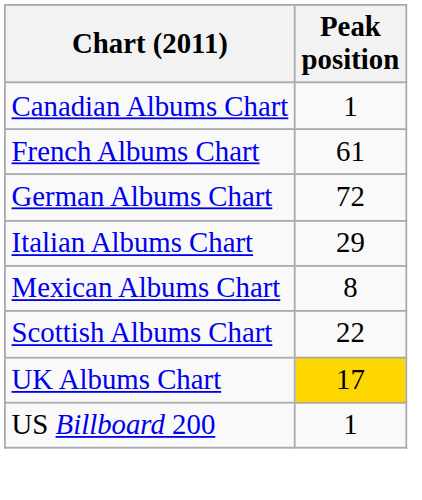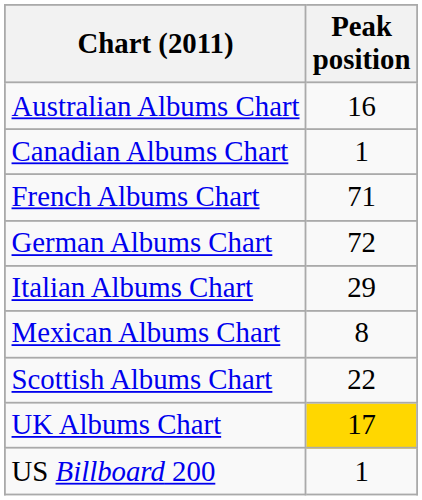+ row: (156, 105)
(350, 151) 61 -> (362, 196) 71
